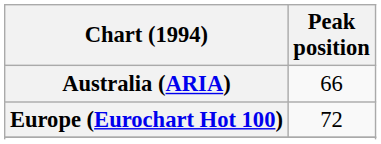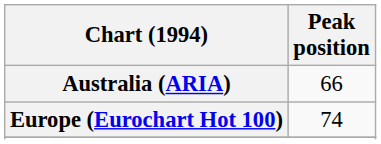(332, 119) 72 -> (332, 119) 74
